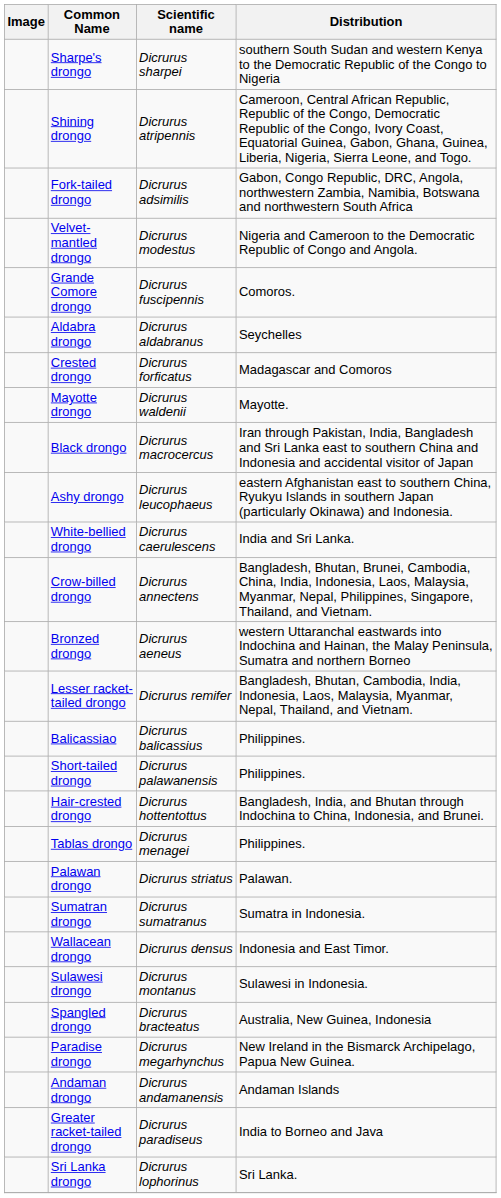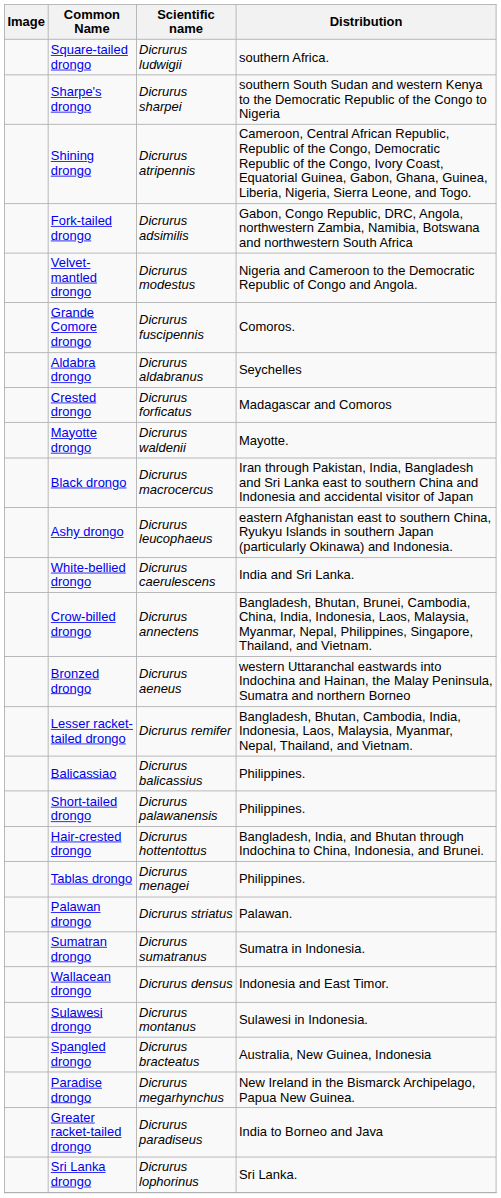+ row: (89, 57)
- row: (79, 1089)
